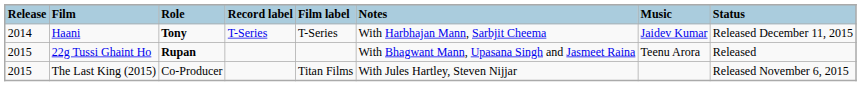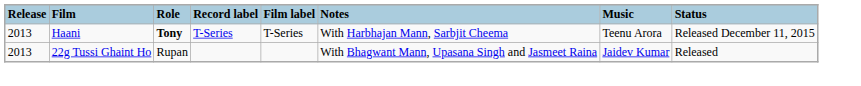(20, 33) 2014 -> (20, 33) 2013
(674, 33) Jaidev Kumar -> (632, 33) Teenu Arora
(20, 52) 2015 -> (20, 52) 2013
(179, 52) bold -> (172, 52) normal
(670, 52) Teenu Arora -> (636, 52) Jaidev Kumar
- row: (104, 70)
